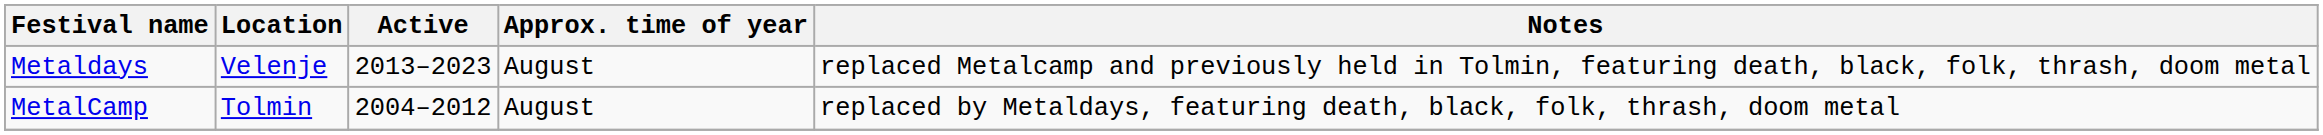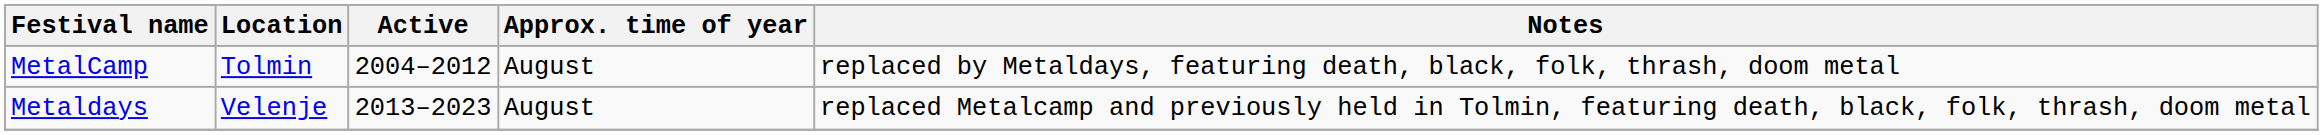rows swapped: (79, 108) <-> (79, 67)
